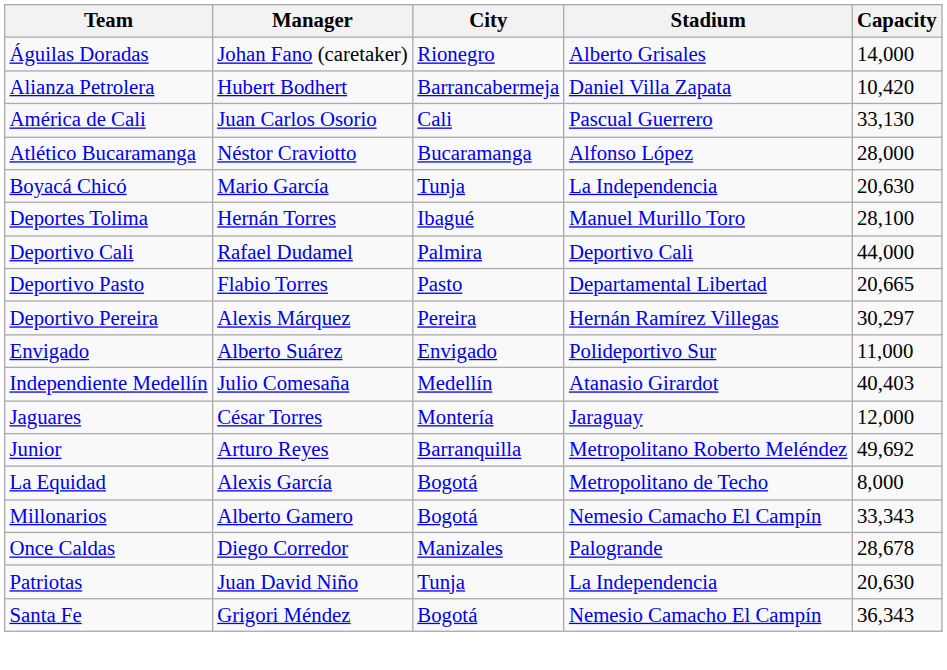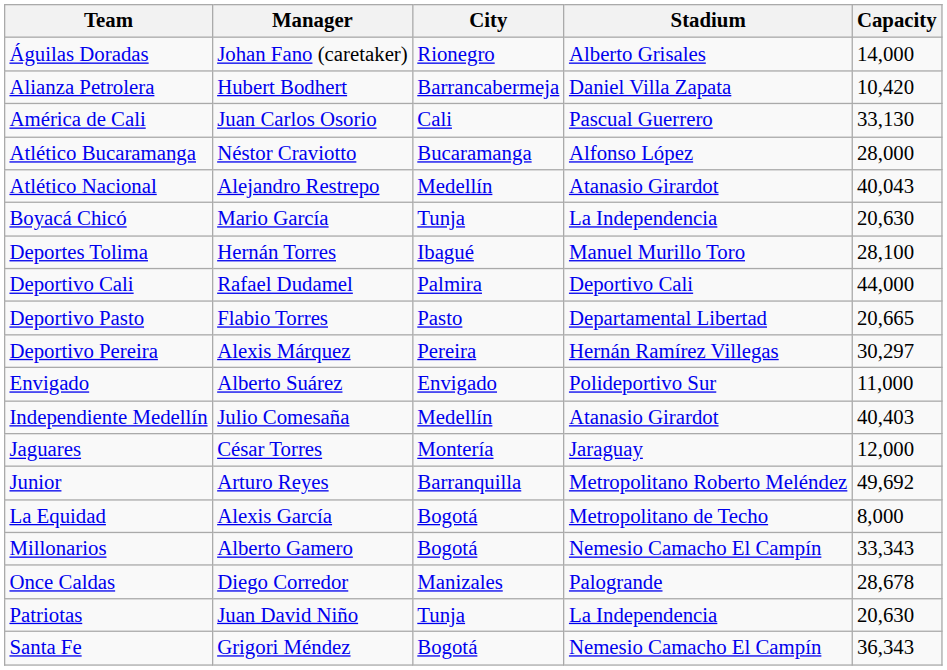+ row: (83, 185)
